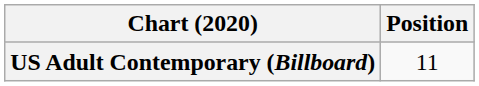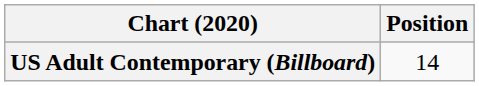(427, 61) 11 -> (427, 61) 14
